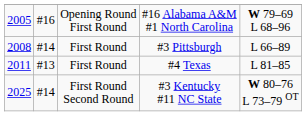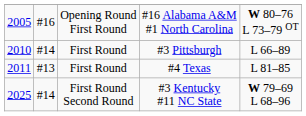(270, 20) W 79–69 L 68–96 -> (270, 22) W 80–76 L 73–79 OT
(19, 46) 2008 -> (19, 49) 2010
(270, 92) W 80–76 L 73–79 OT -> (270, 94) W 79–69 L 68–96
